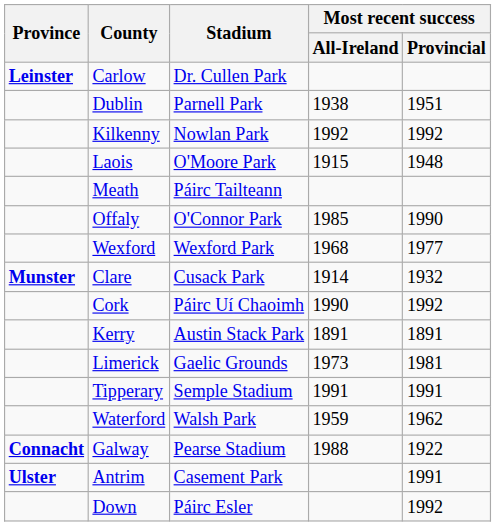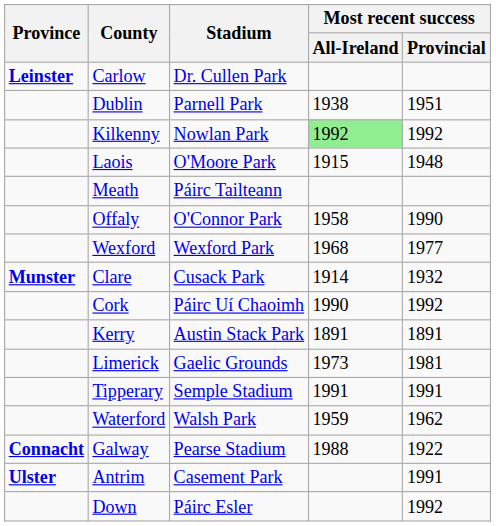(331, 133) no background -> (331, 133) lightgreen background
(331, 219) 1985 -> (331, 219) 1958
